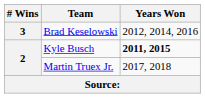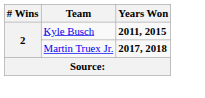- row: (81, 31)
(147, 66) normal -> (143, 49) bold
